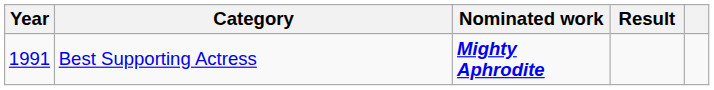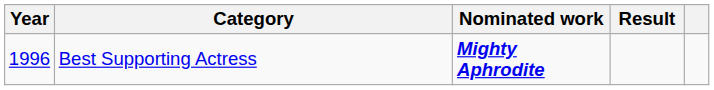(30, 59) 1991 -> (30, 59) 1996
